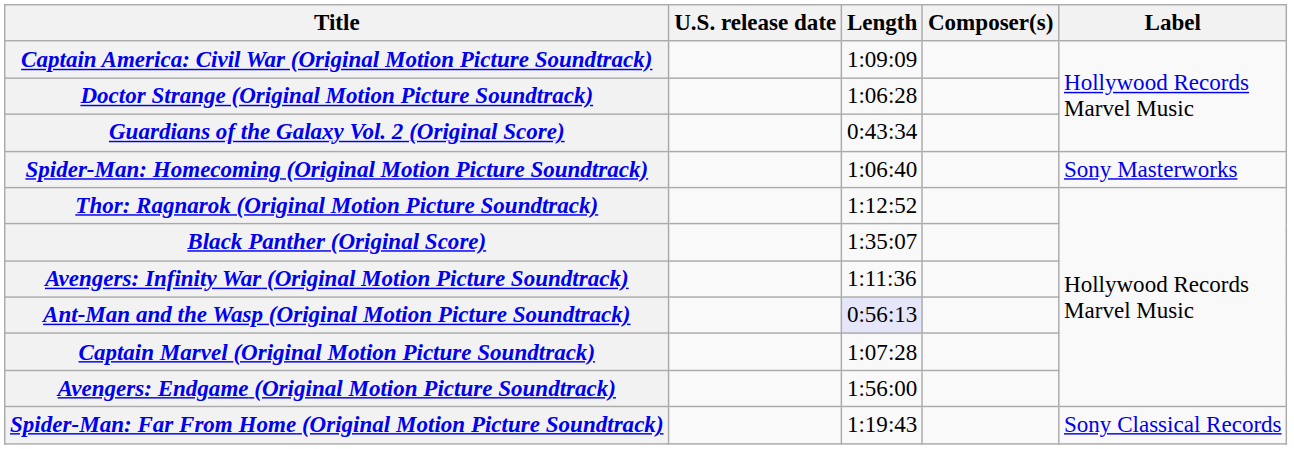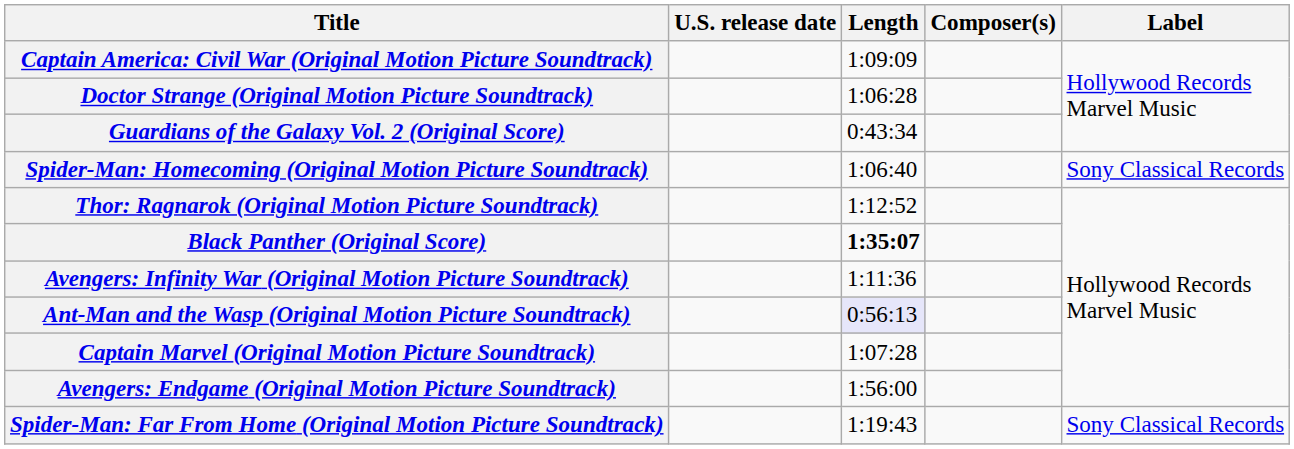(1151, 168) Sony Masterworks -> (1175, 168) Sony Classical Records
(882, 242) normal -> (883, 242) bold
